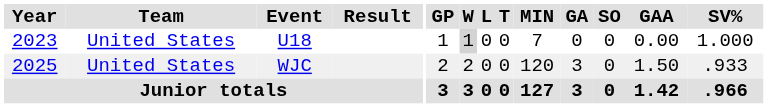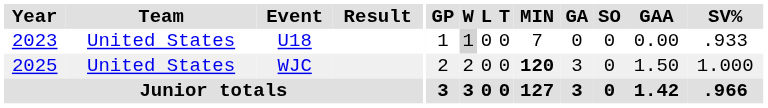(725, 41) 1.000 -> (725, 41) .933
(537, 66) normal -> (537, 66) bold
(725, 66) .933 -> (725, 66) 1.000
